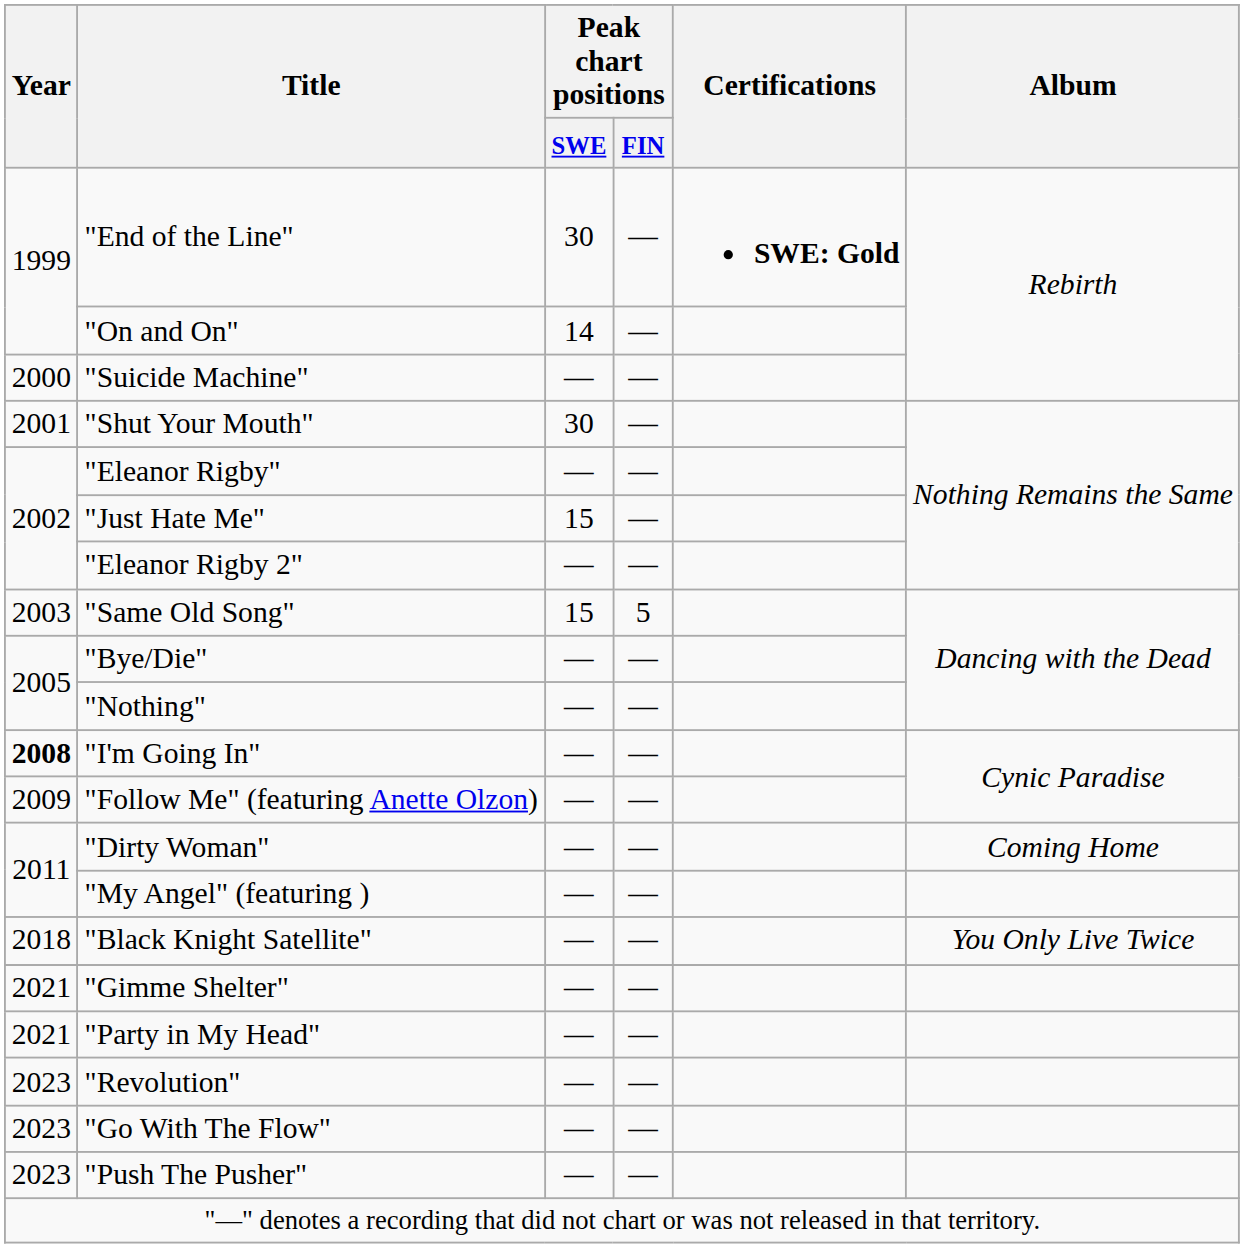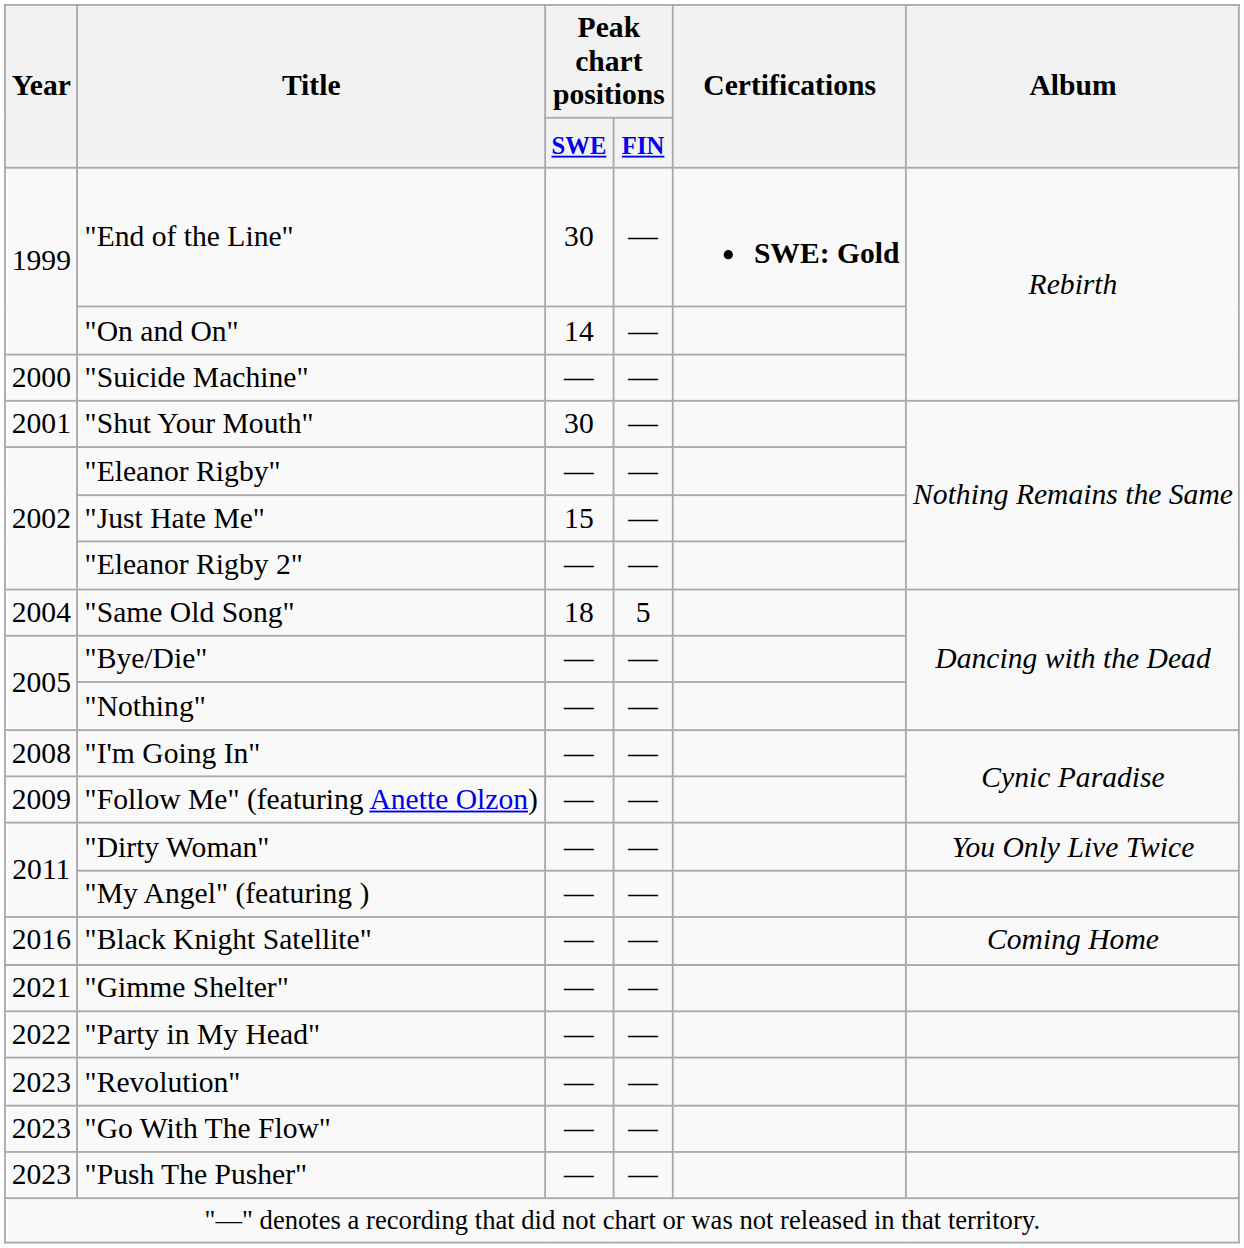(41, 611) 2003 -> (41, 611) 2004
(579, 611) 15 -> (579, 611) 18
(41, 752) bold -> (41, 752) normal
(1073, 846) Coming Home -> (1073, 846) You Only Live Twice
(41, 940) 2018 -> (41, 940) 2016
(1073, 940) You Only Live Twice -> (1073, 940) Coming Home
(41, 1034) 2021 -> (41, 1034) 2022
